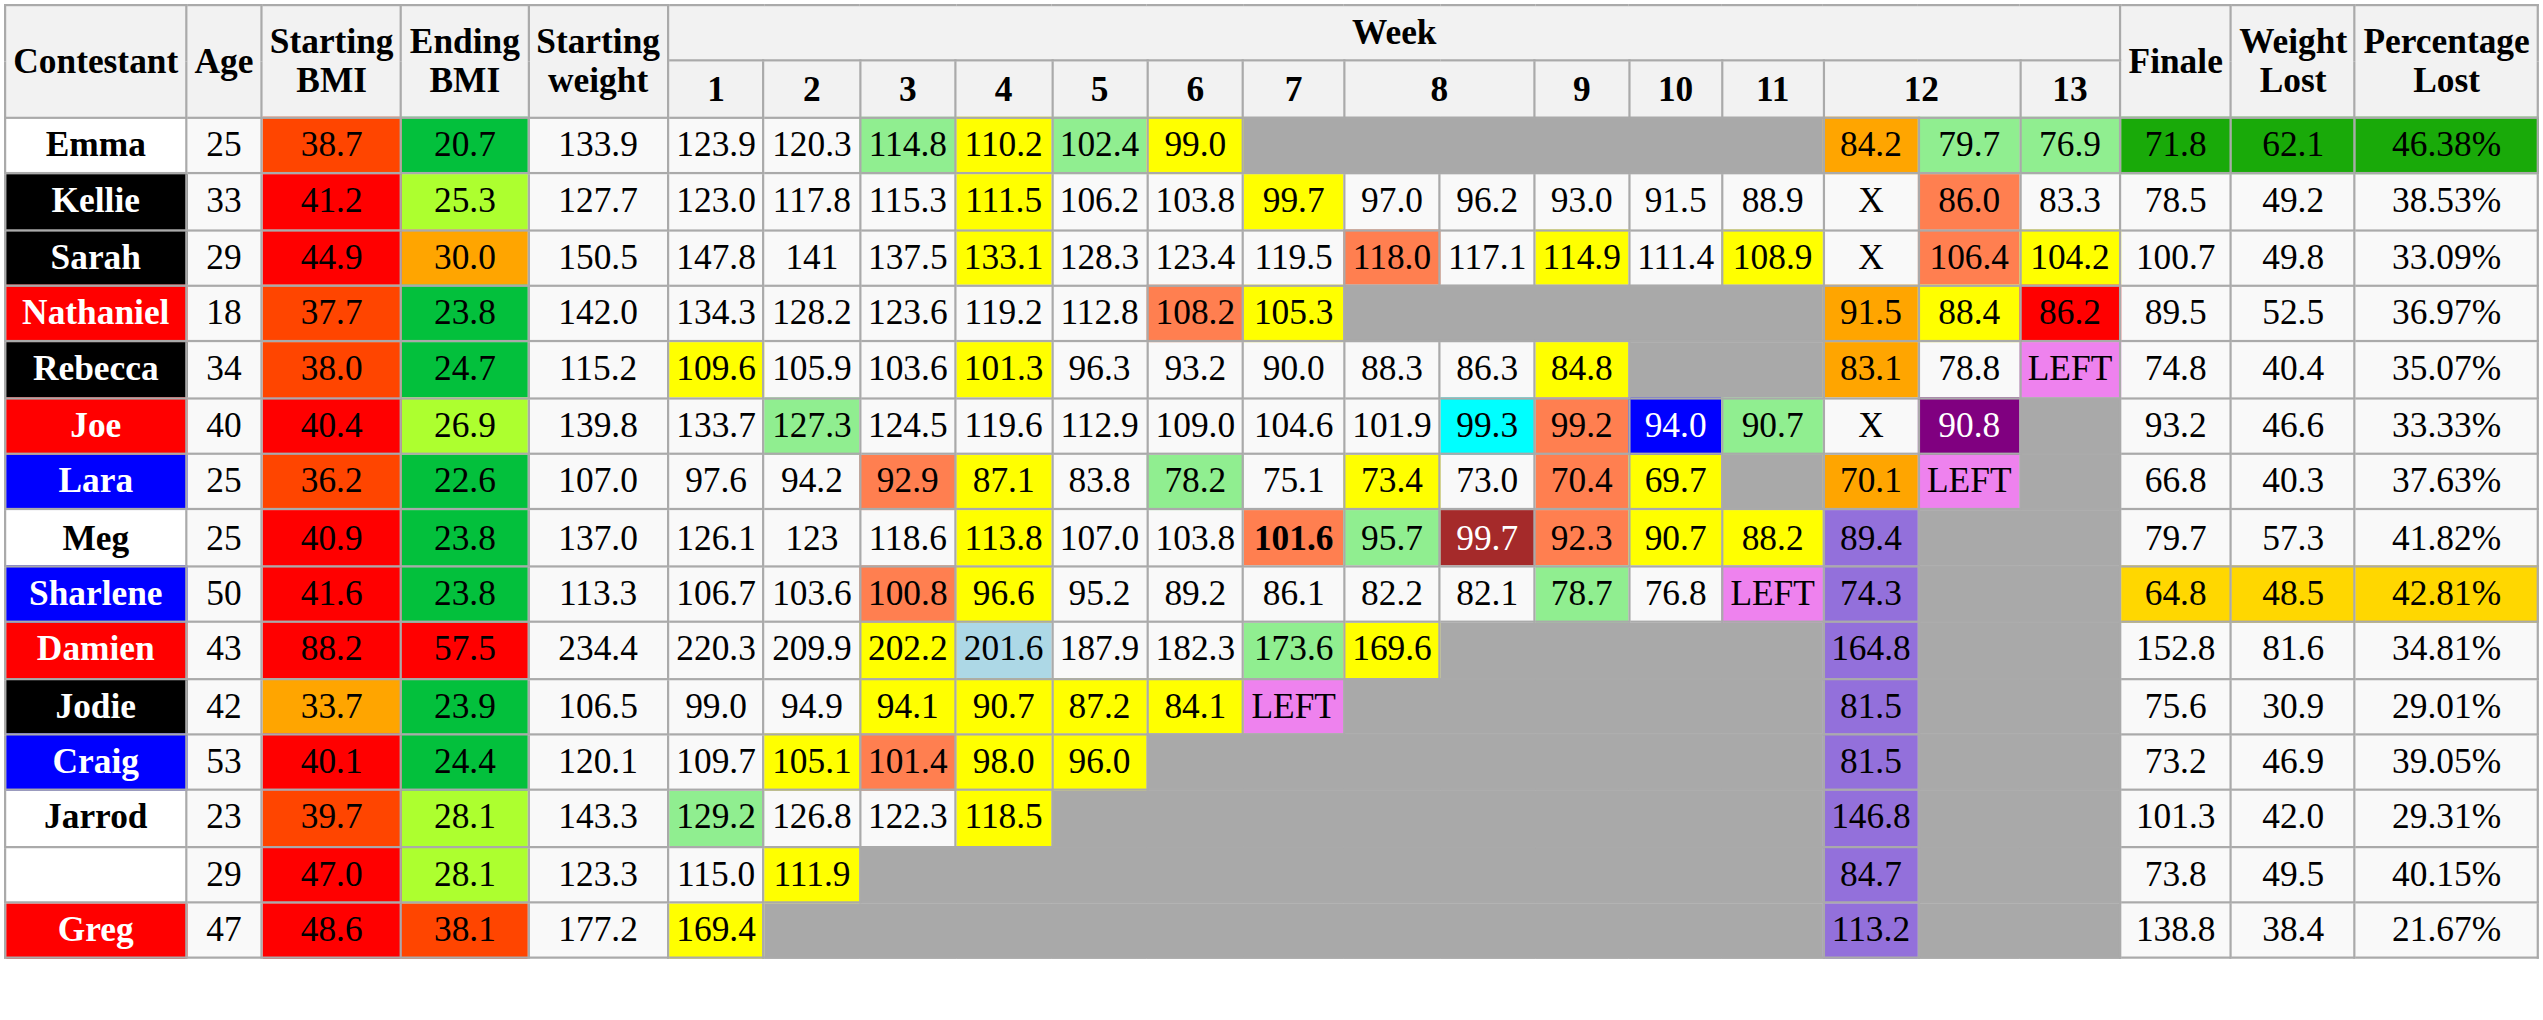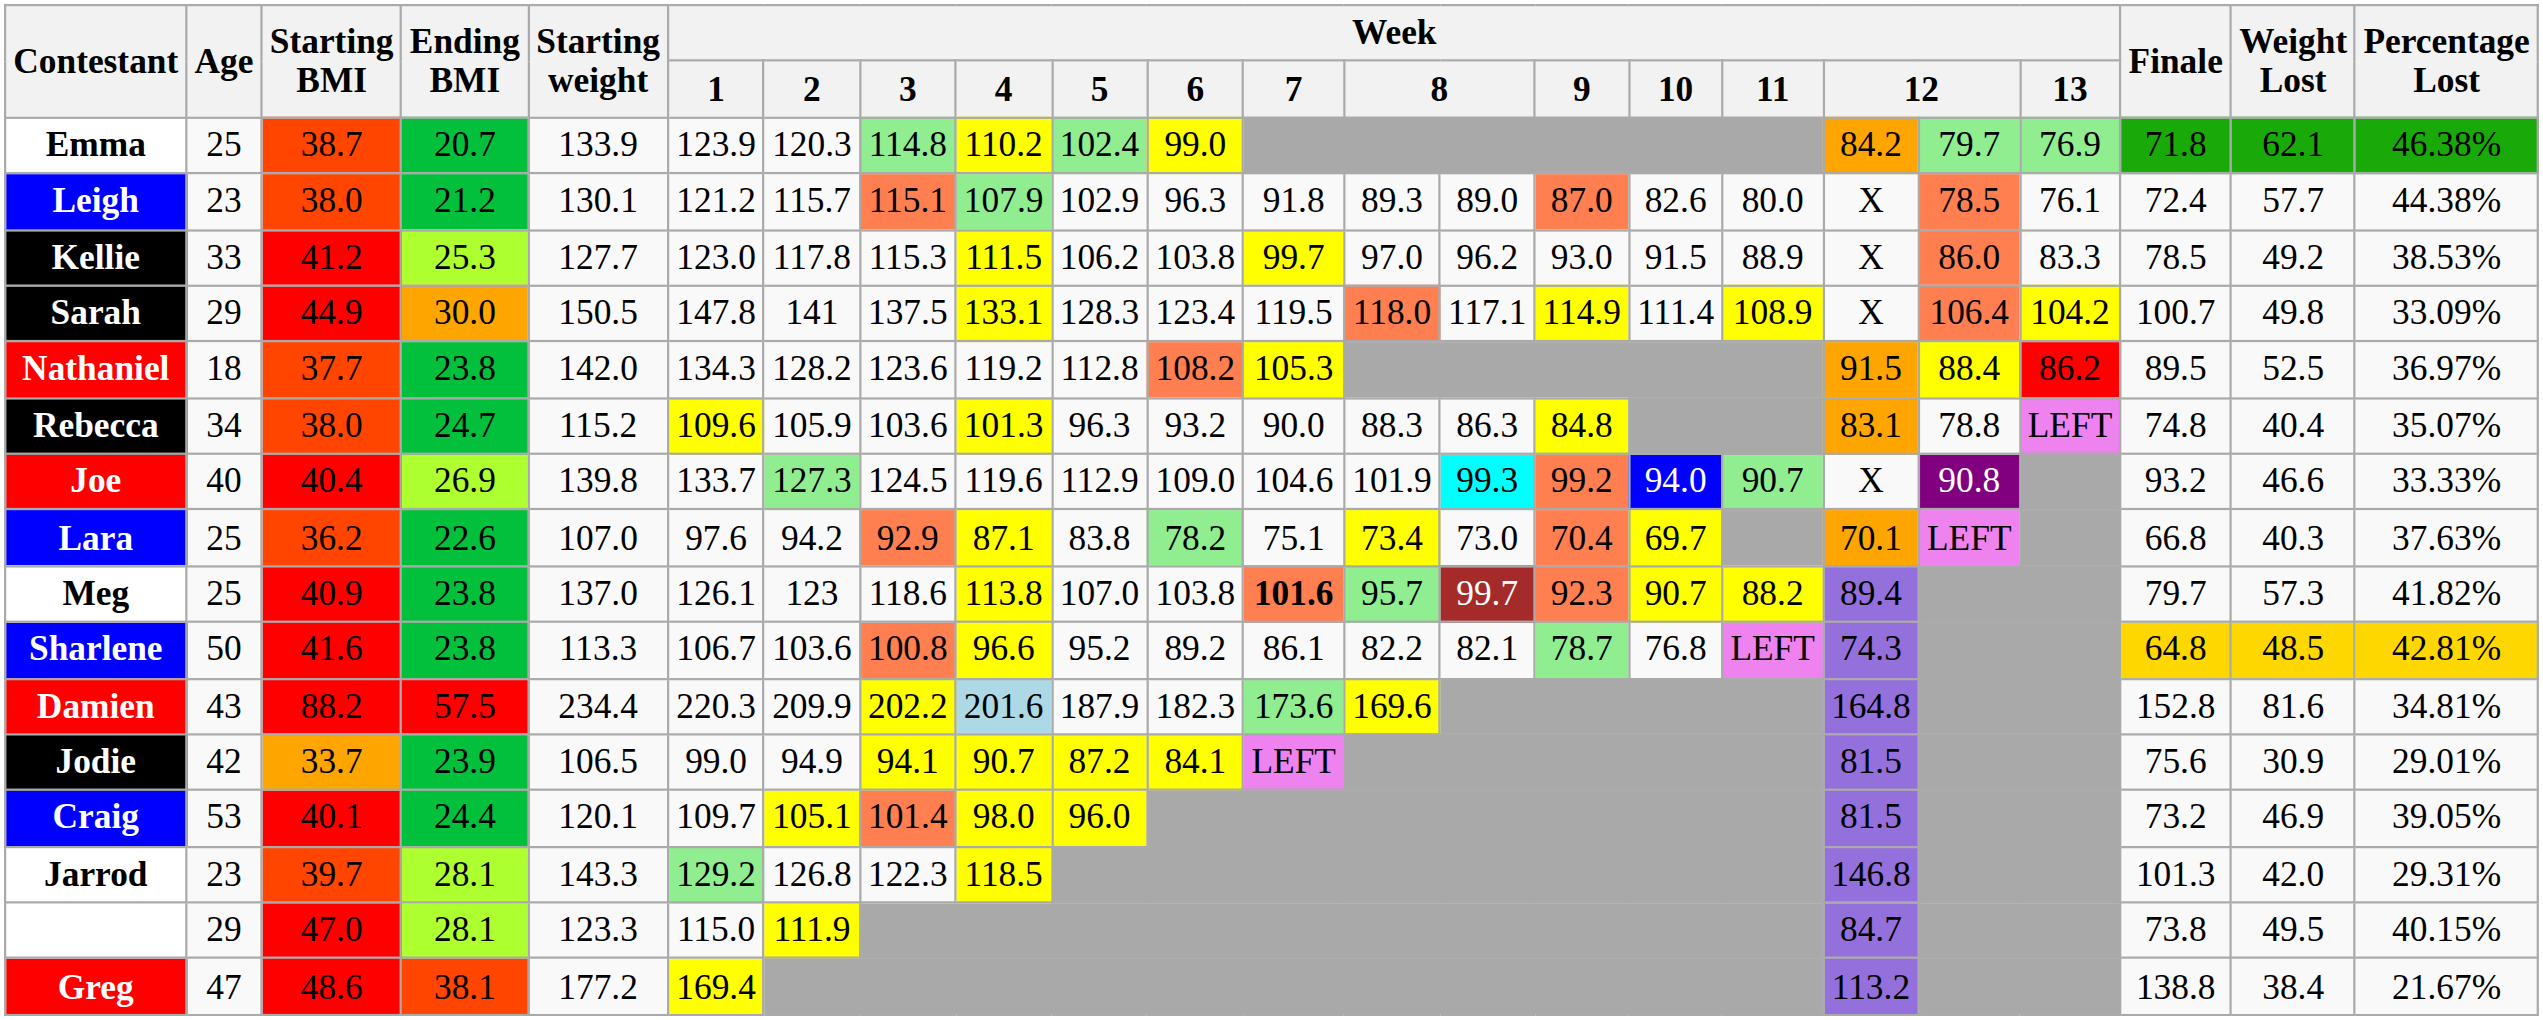+ row: (96, 200)
